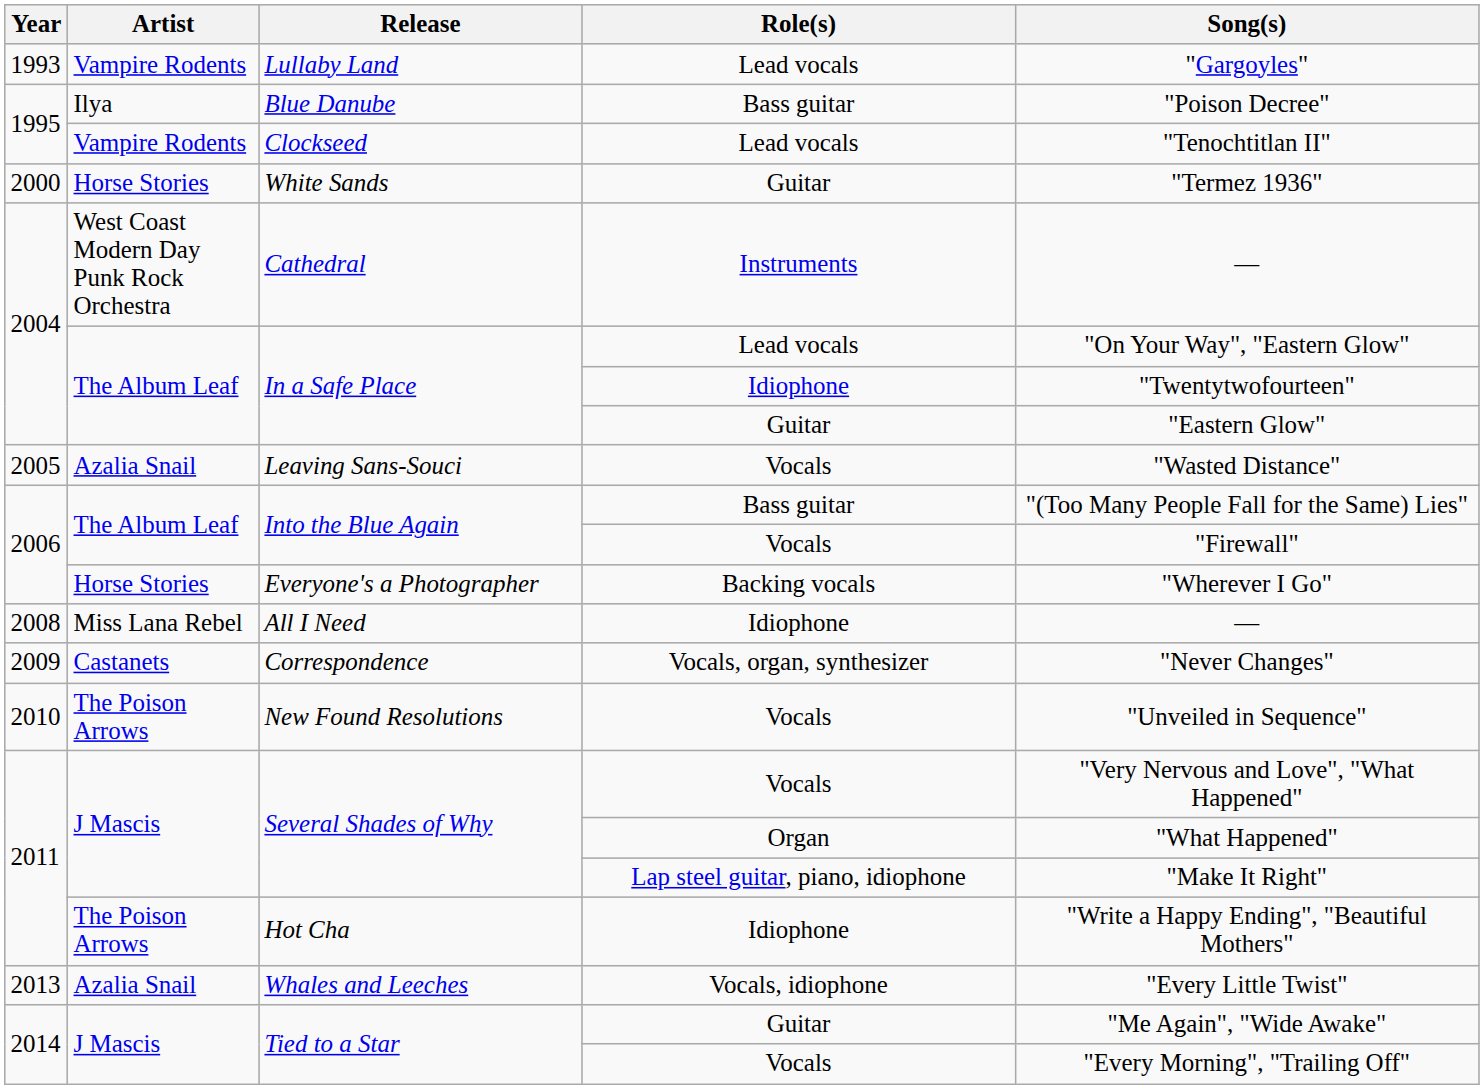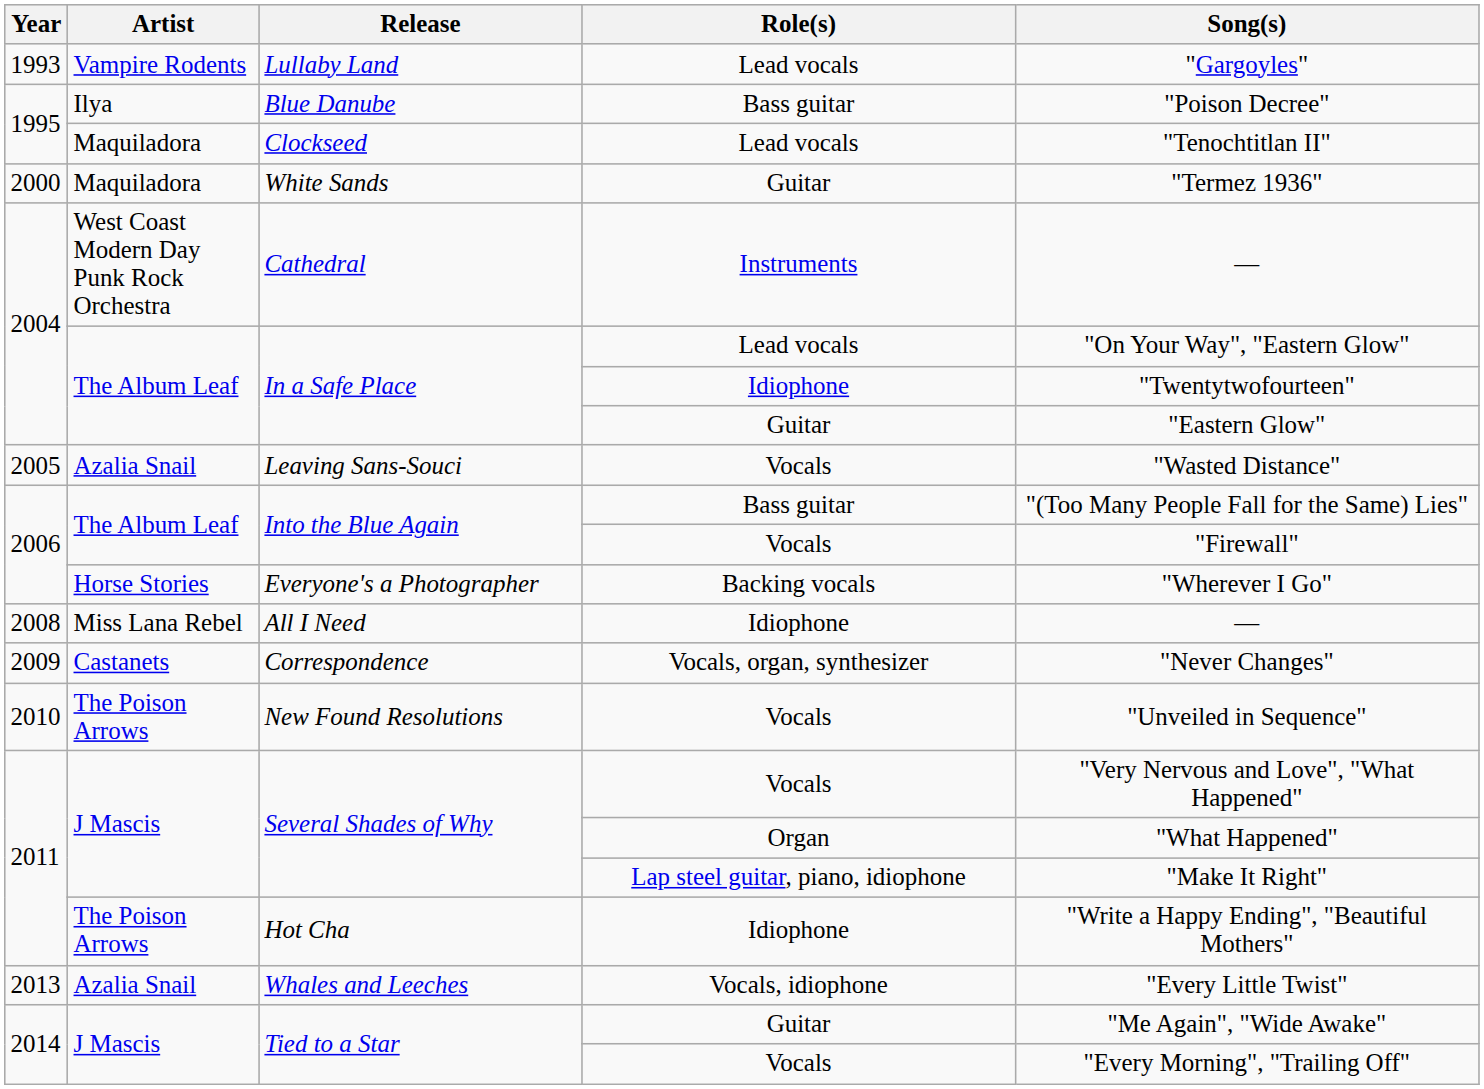(160, 143) Vampire Rodents -> (137, 143) Maquiladora
(141, 182) Horse Stories -> (137, 182) Maquiladora
